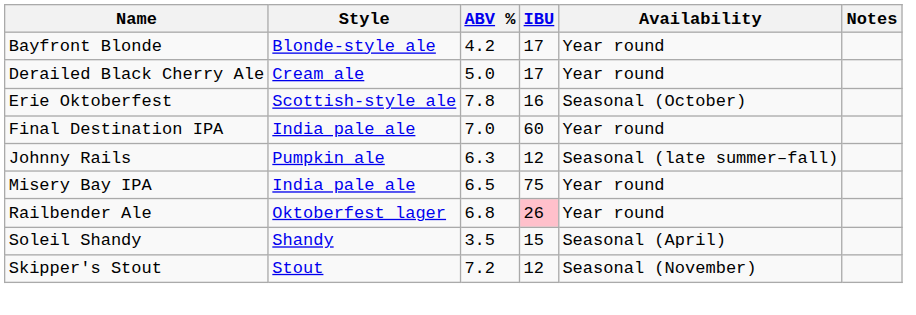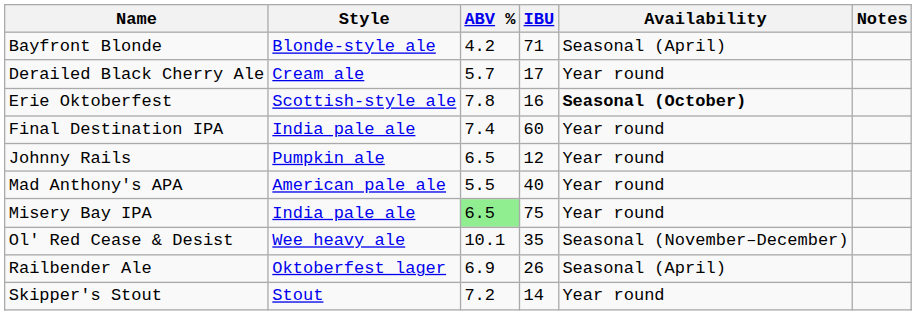(534, 46) 17 -> (534, 46) 71
(613, 46) Year round -> (644, 46) Seasonal (April)
(480, 74) 5.0 -> (480, 74) 5.7
(654, 102) normal -> (654, 102) bold
(480, 130) 7.0 -> (480, 130) 7.4
(480, 157) 6.3 -> (480, 157) 6.5
(700, 157) Seasonal (late summer–fall) -> (613, 157) Year round
+ row: (96, 185)
(480, 185) no background -> (480, 213) lightgreen background
+ row: (121, 241)
(480, 213) 6.8 -> (480, 268) 6.9
(534, 213) pink background -> (534, 268) no background
(613, 213) Year round -> (644, 268) Seasonal (April)
- row: (75, 241)
(534, 268) 12 -> (534, 296) 14
(659, 268) Seasonal (November) -> (613, 296) Year round
